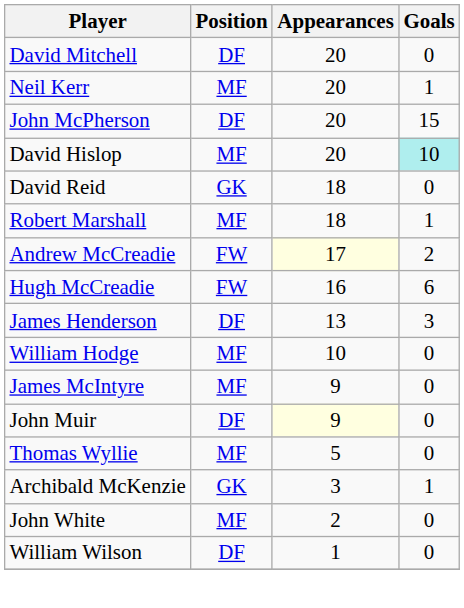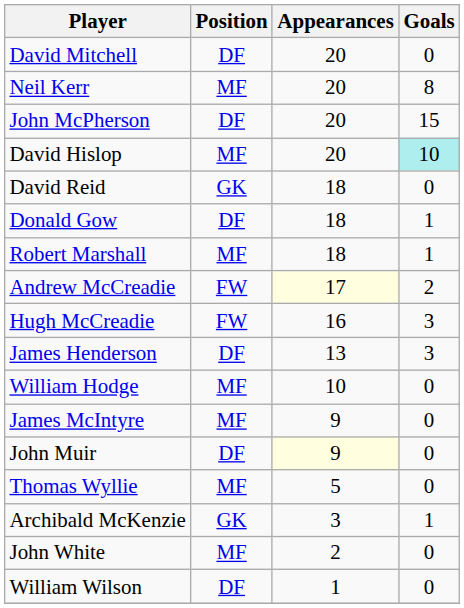(429, 87) 1 -> (429, 87) 8
+ row: (63, 220)
(429, 287) 6 -> (429, 320) 3
